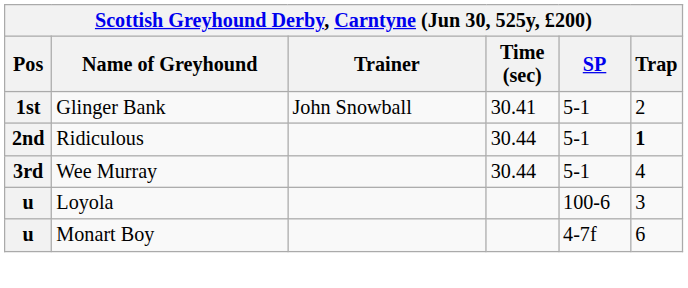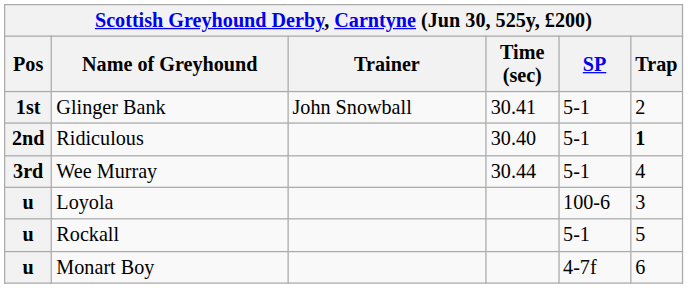(513, 139) 30.44 -> (513, 139) 30.40
+ row: (88, 235)
